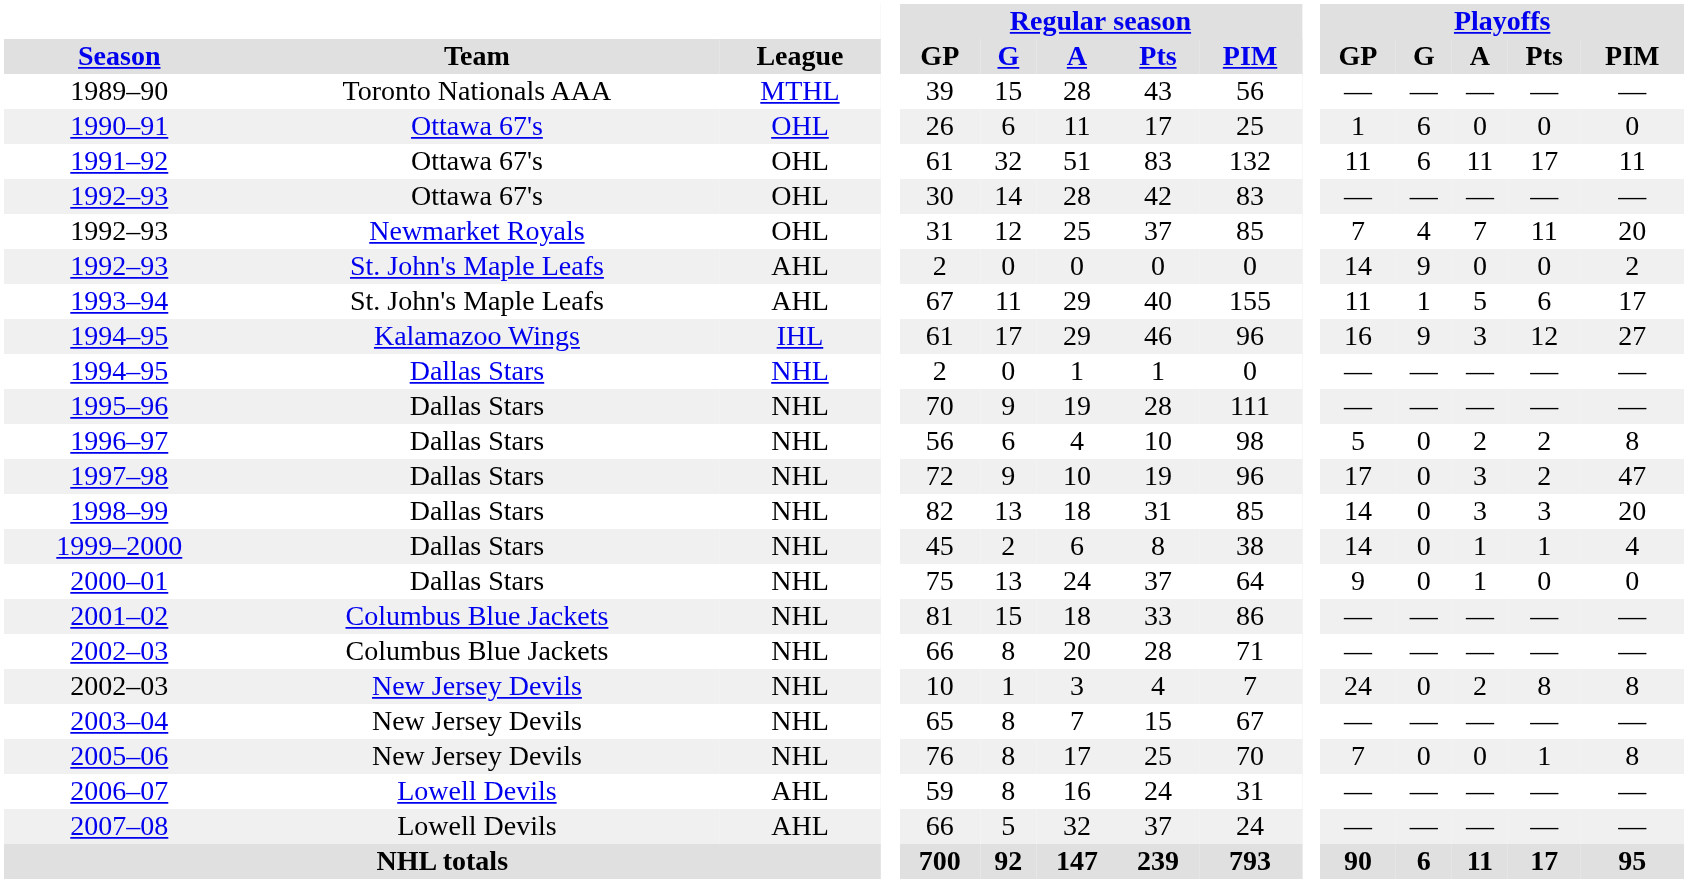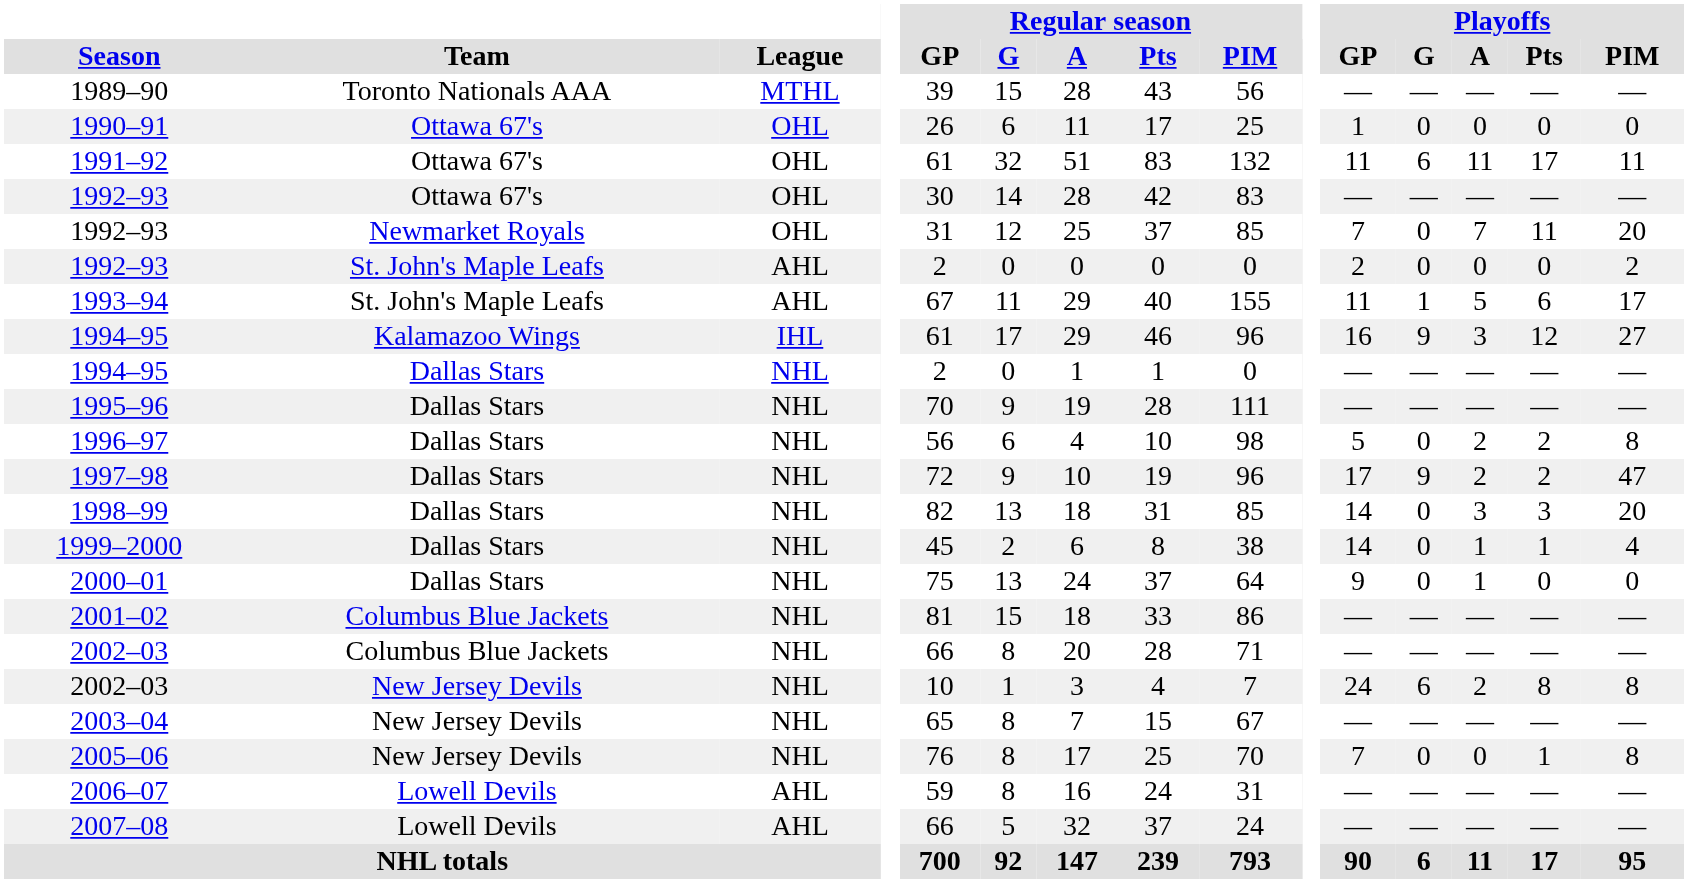(1424, 126) 6 -> (1424, 126) 0
(1424, 231) 4 -> (1424, 231) 0
(1358, 266) 14 -> (1358, 266) 2
(1424, 266) 9 -> (1424, 266) 0
(1424, 476) 0 -> (1424, 476) 9
(1480, 476) 3 -> (1480, 476) 2
(1424, 686) 0 -> (1424, 686) 6
